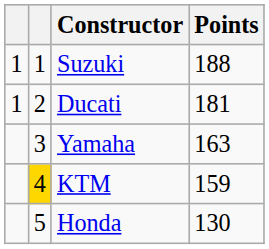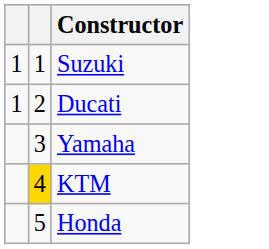- column: (227, 24)
